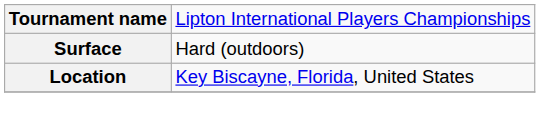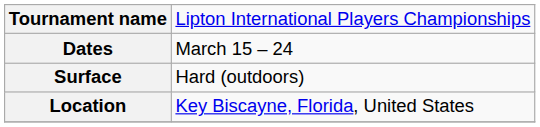+ row: (88, 48)
